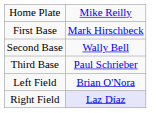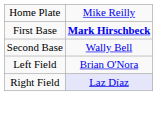(106, 30) normal -> (109, 30) bold
- row: (35, 64)
